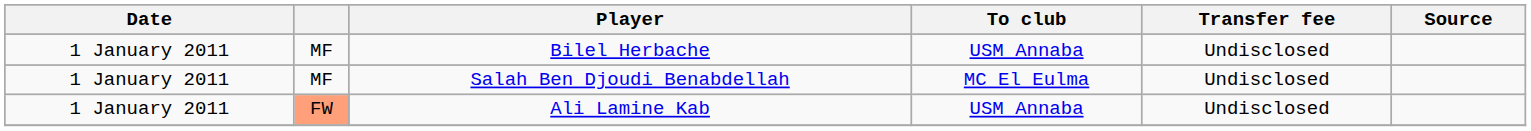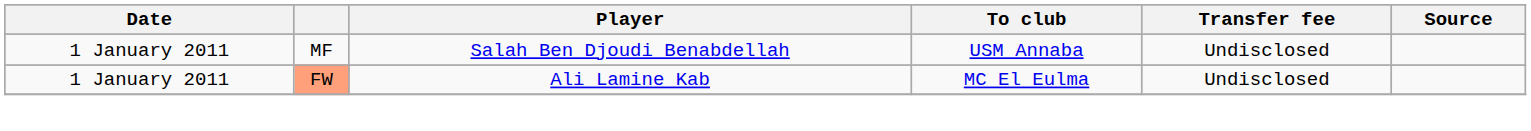- row: (630, 50)
(1027, 80) MC El Eulma -> (1027, 50) USM Annaba
(1027, 110) USM Annaba -> (1027, 80) MC El Eulma
